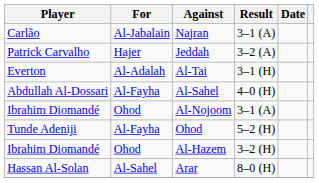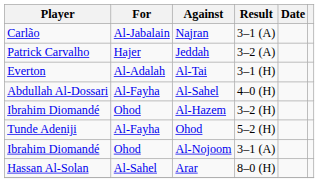rows swapped: (201, 149) <-> (203, 110)
